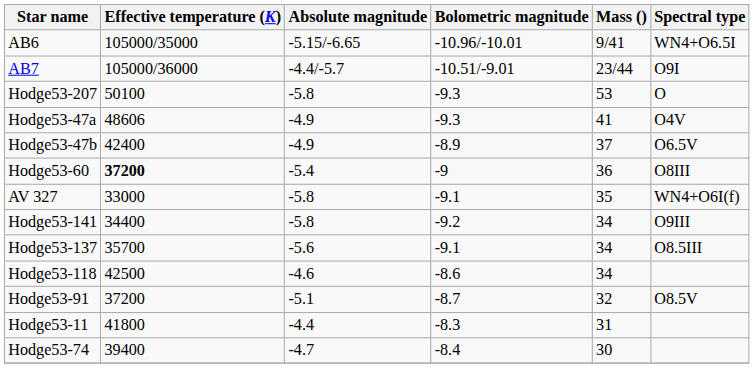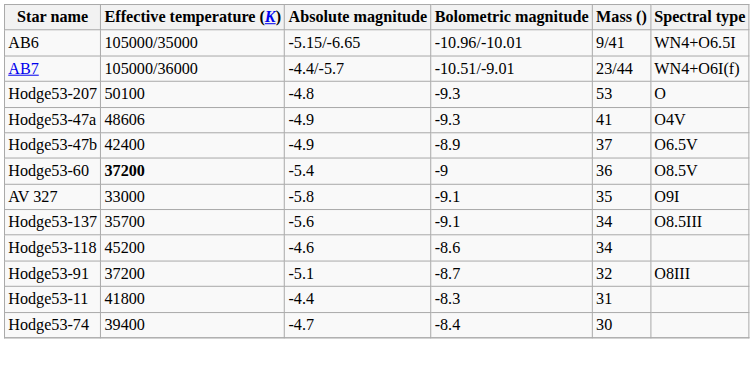(667, 68) O9I -> (697, 68) WN4+O6I(f)
(301, 94) -5.8 -> (301, 94) -4.8
(672, 171) O8III -> (676, 171) O8.5V
(697, 196) WN4+O6I(f) -> (667, 196) O9I
- row: (53, 222)
(125, 273) 42500 -> (125, 247) 45200
(676, 299) O8.5V -> (672, 273) O8III
